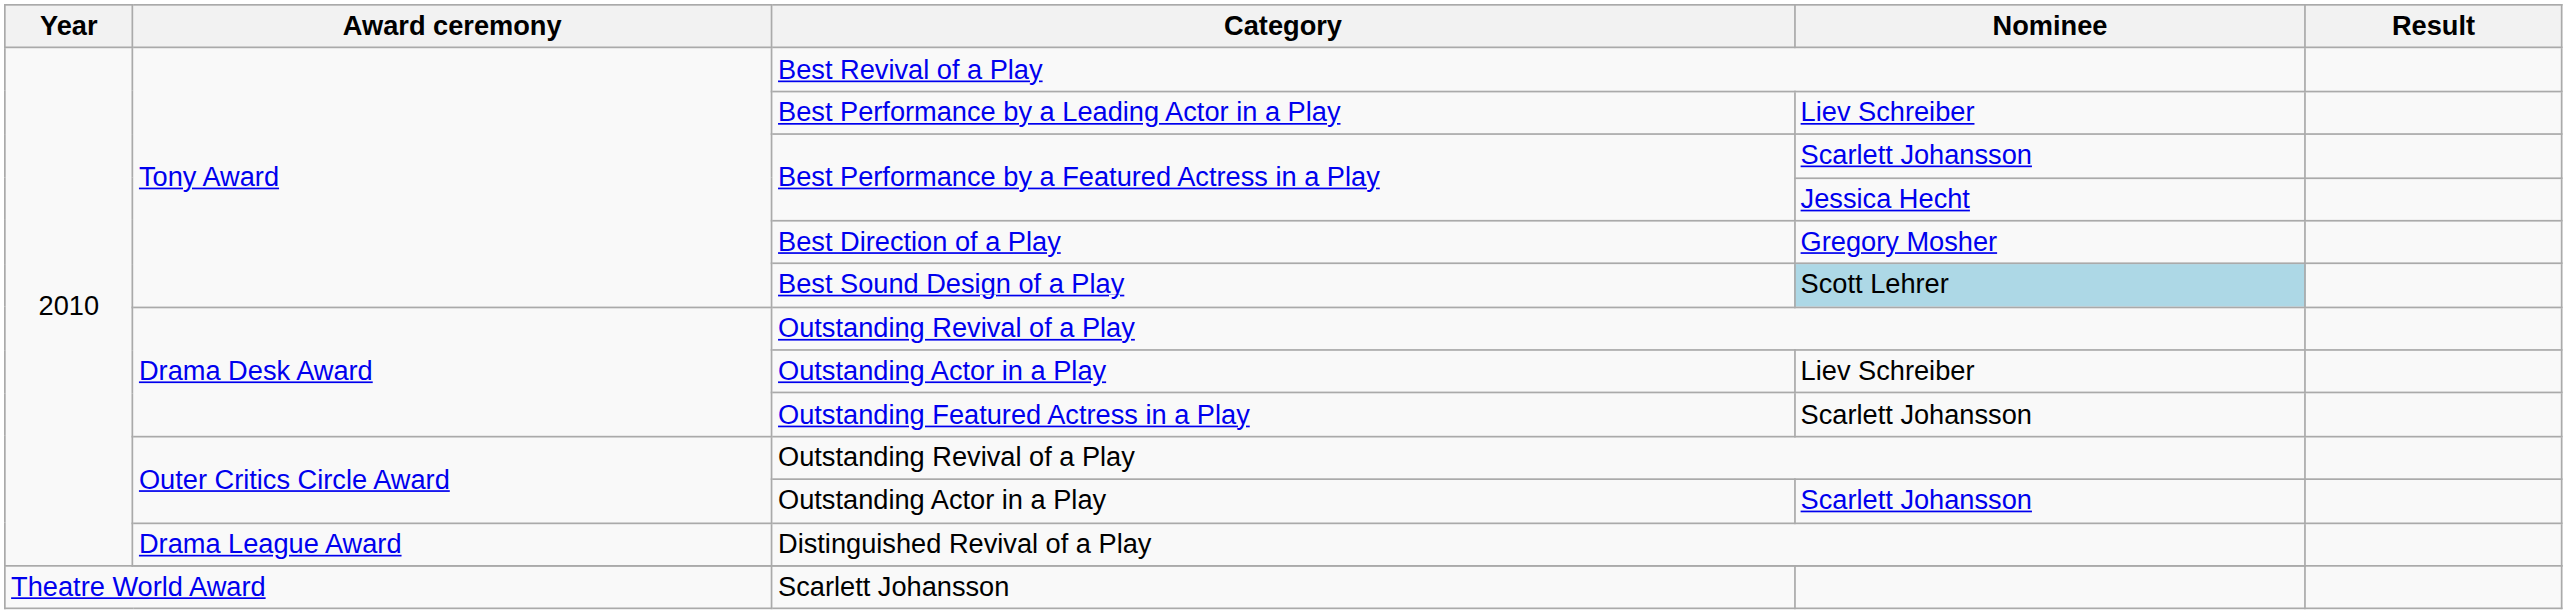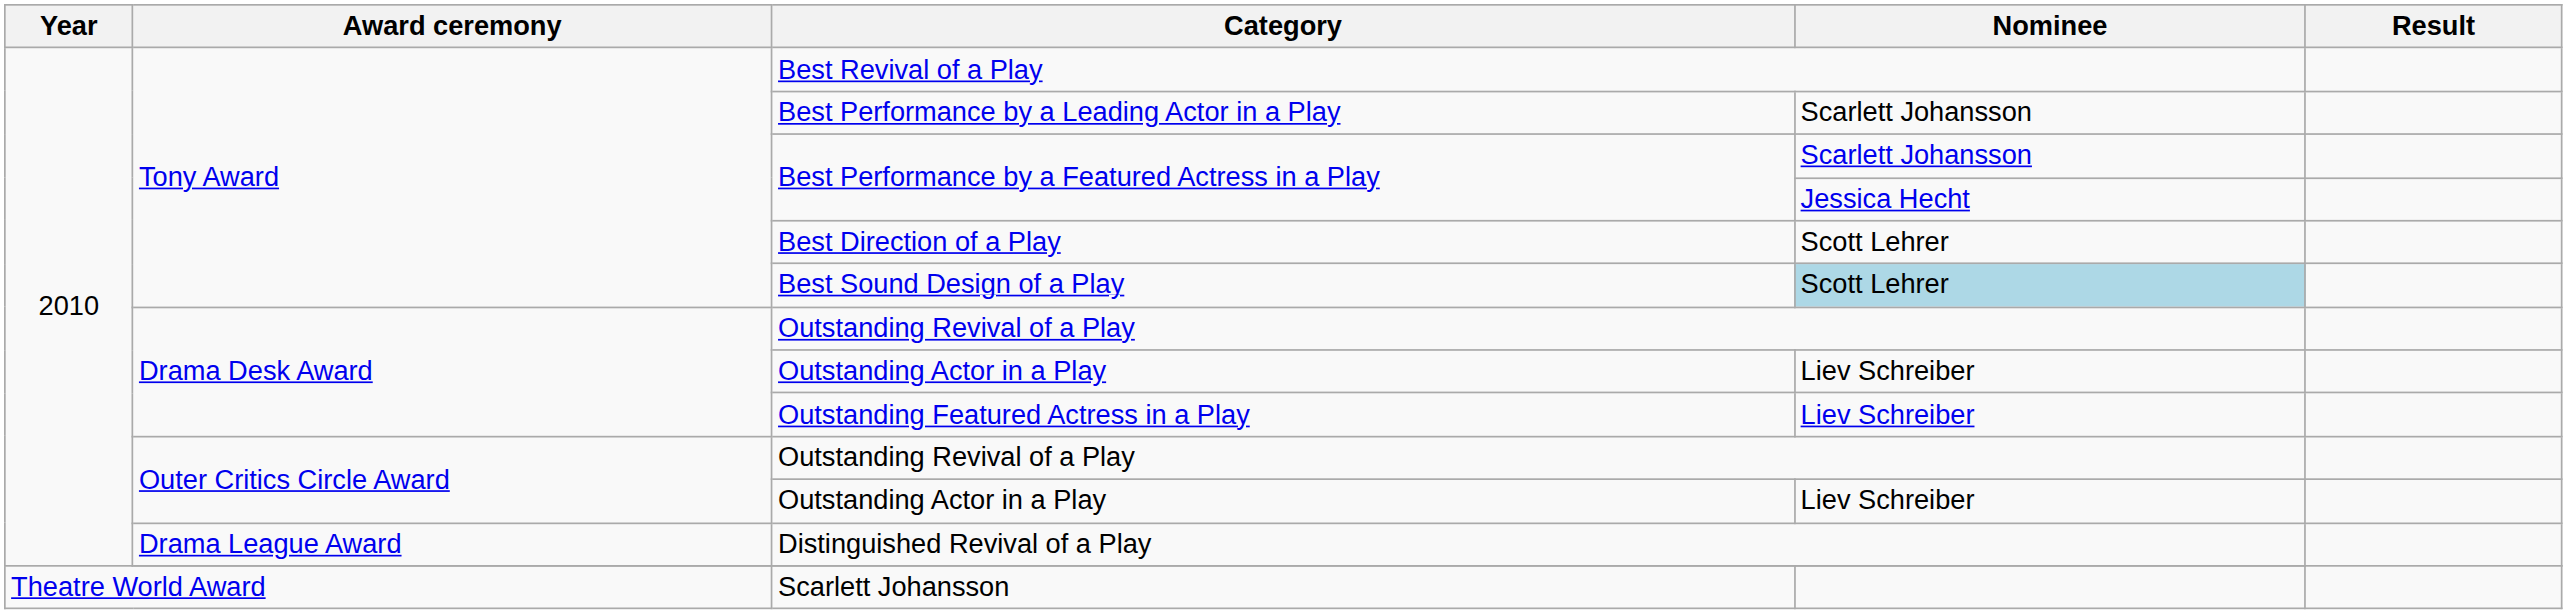(1888, 112) Liev Schreiber -> (1916, 112) Scarlett Johansson
(1899, 241) Gregory Mosher -> (1875, 241) Scott Lehrer
(1916, 414) Scarlett Johansson -> (1888, 414) Liev Schreiber
(1916, 500) Scarlett Johansson -> (1888, 500) Liev Schreiber
